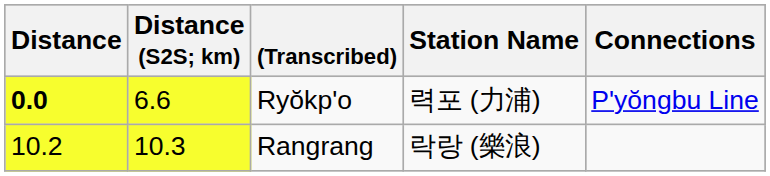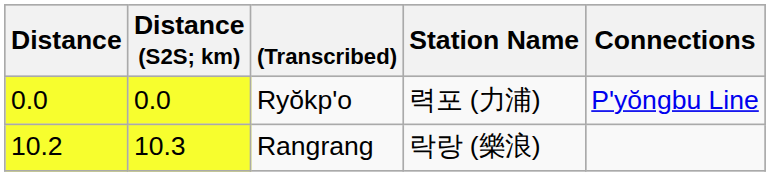(29, 100) bold -> (29, 100) normal
(152, 100) 6.6 -> (152, 100) 0.0
